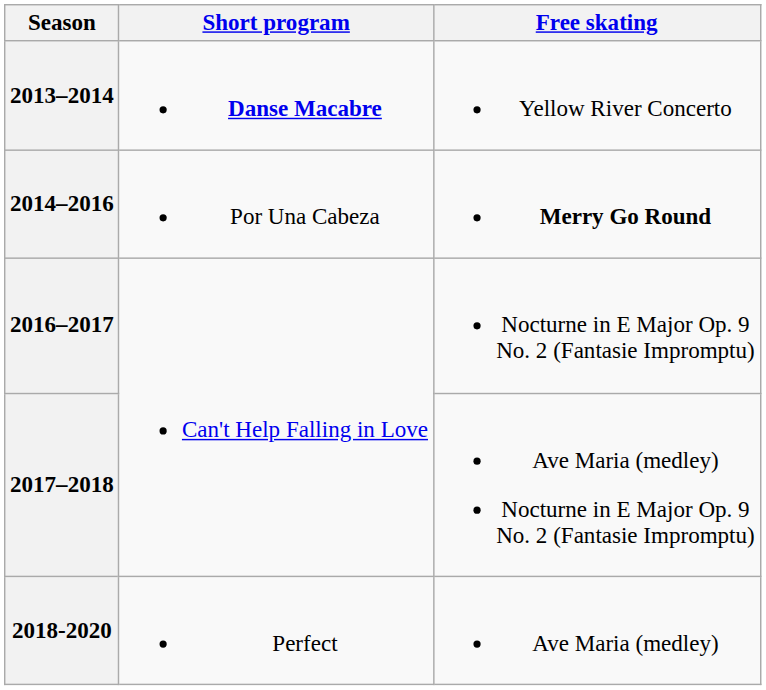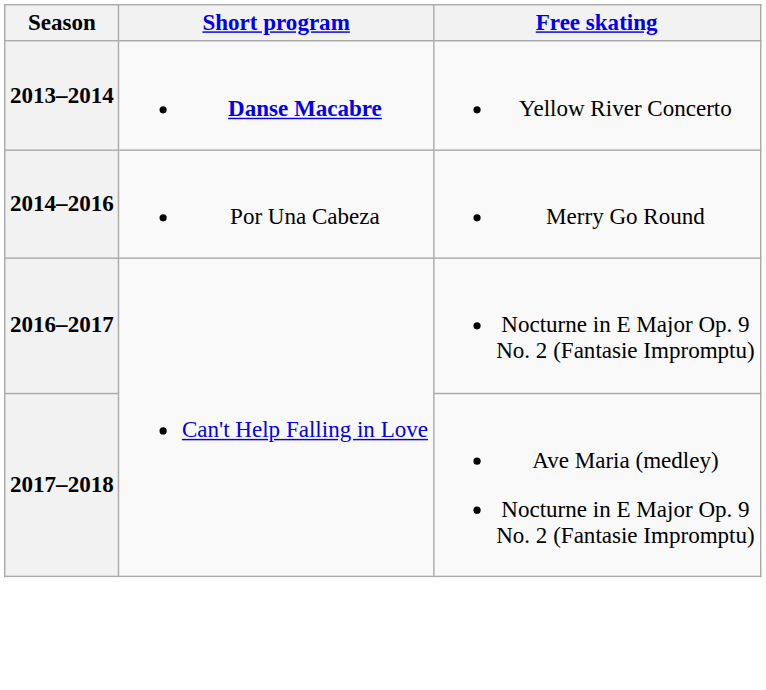(597, 217) bold -> (597, 217) normal
- row: (62, 630)
